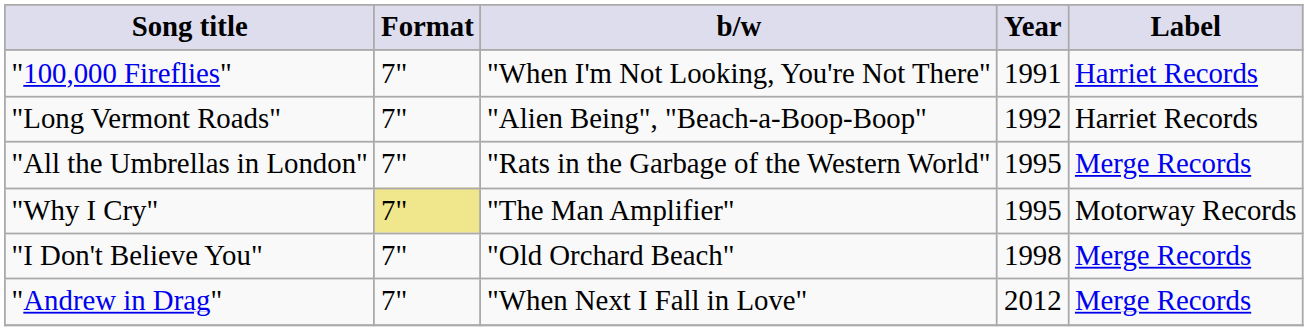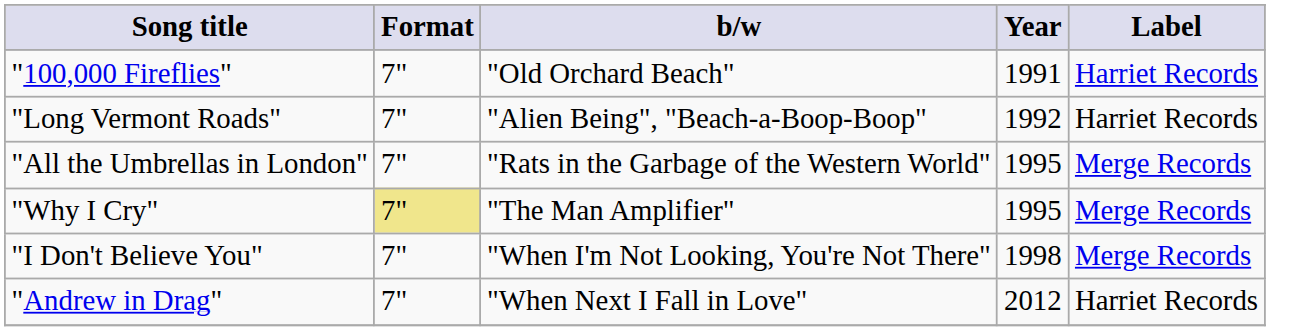(739, 73) "When I'm Not Looking, You're Not There" -> (611, 73) "Old Orchard Beach"
(1186, 210) Motorway Records -> (1163, 210) Merge Records
(611, 255) "Old Orchard Beach" -> (739, 255) "When I'm Not Looking, You're Not There"
(1163, 301) Merge Records -> (1167, 301) Harriet Records
